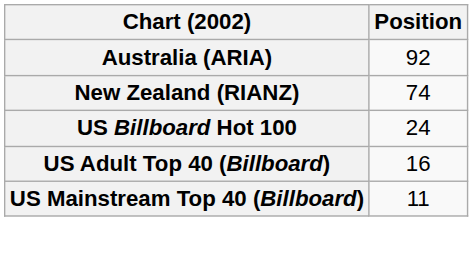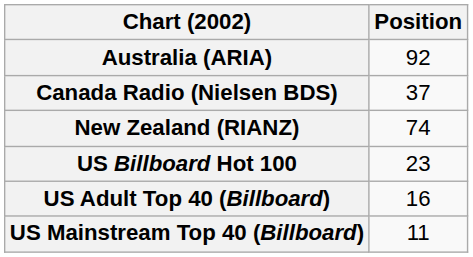+ row: (187, 92)
(418, 127) 24 -> (418, 163) 23
